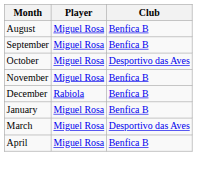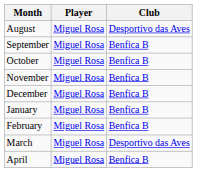(129, 29) Benfica B -> (149, 29) Desportivo das Aves
(149, 61) Desportivo das Aves -> (129, 61) Benfica B
(69, 94) Rabiola -> (79, 94) Miguel Rosa
+ row: (24, 126)
